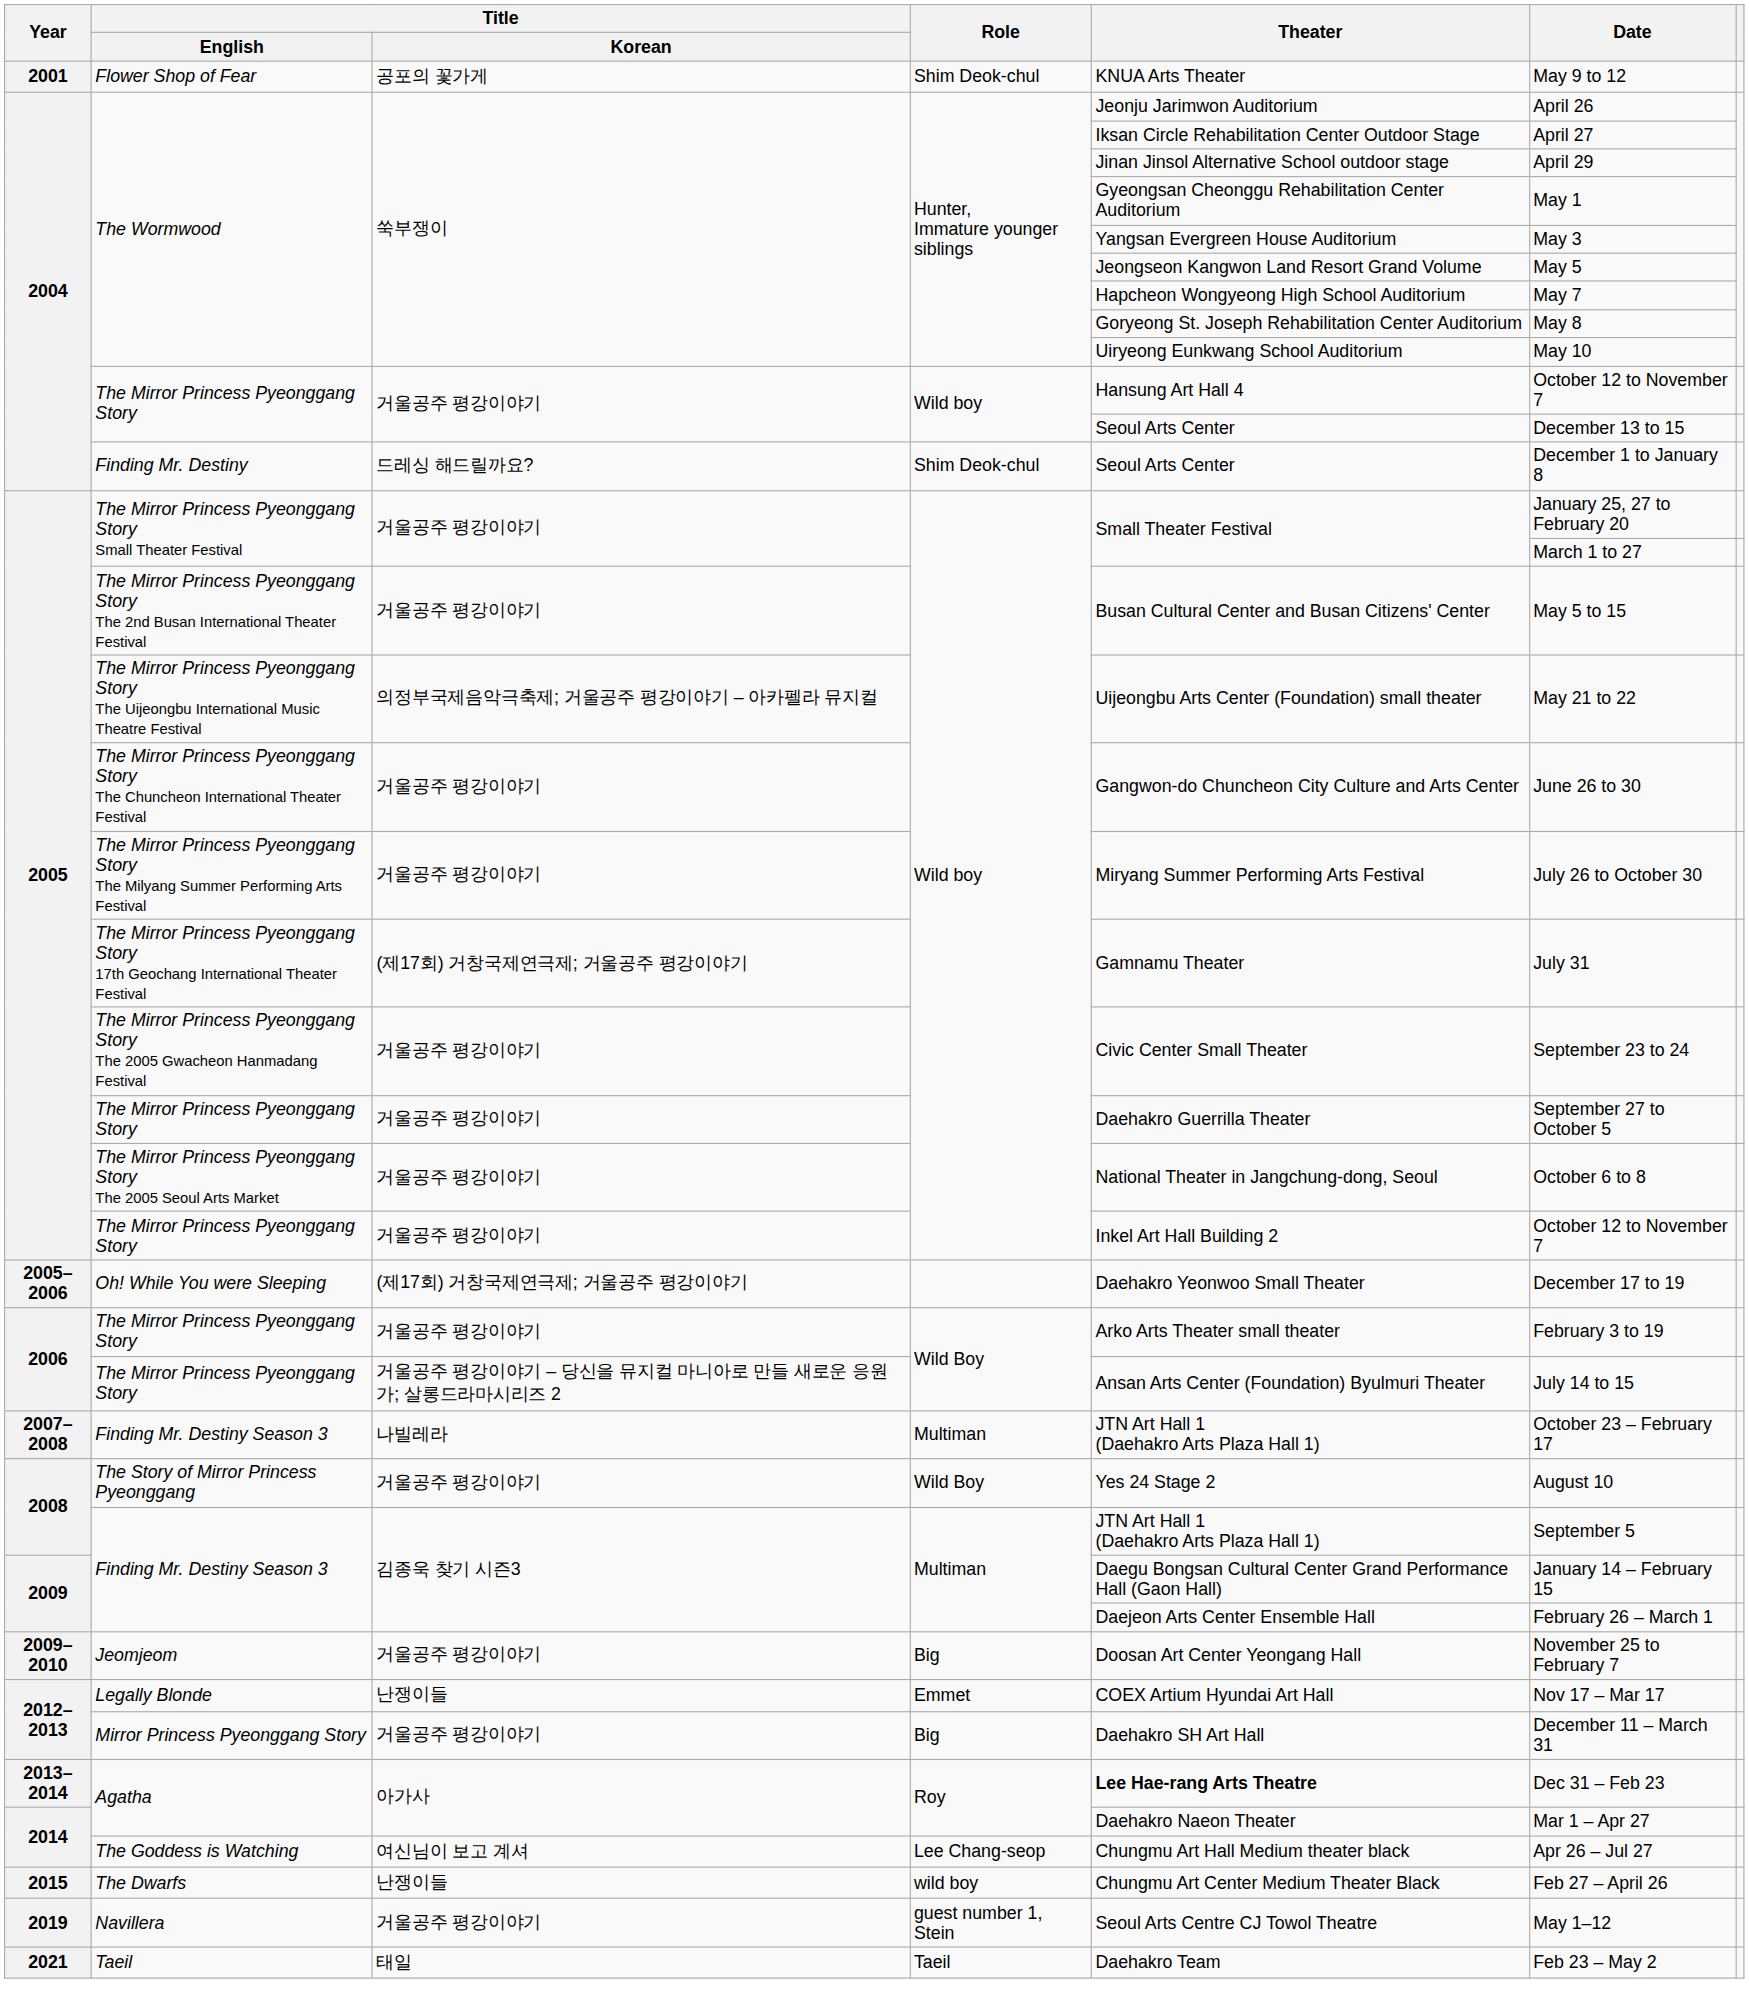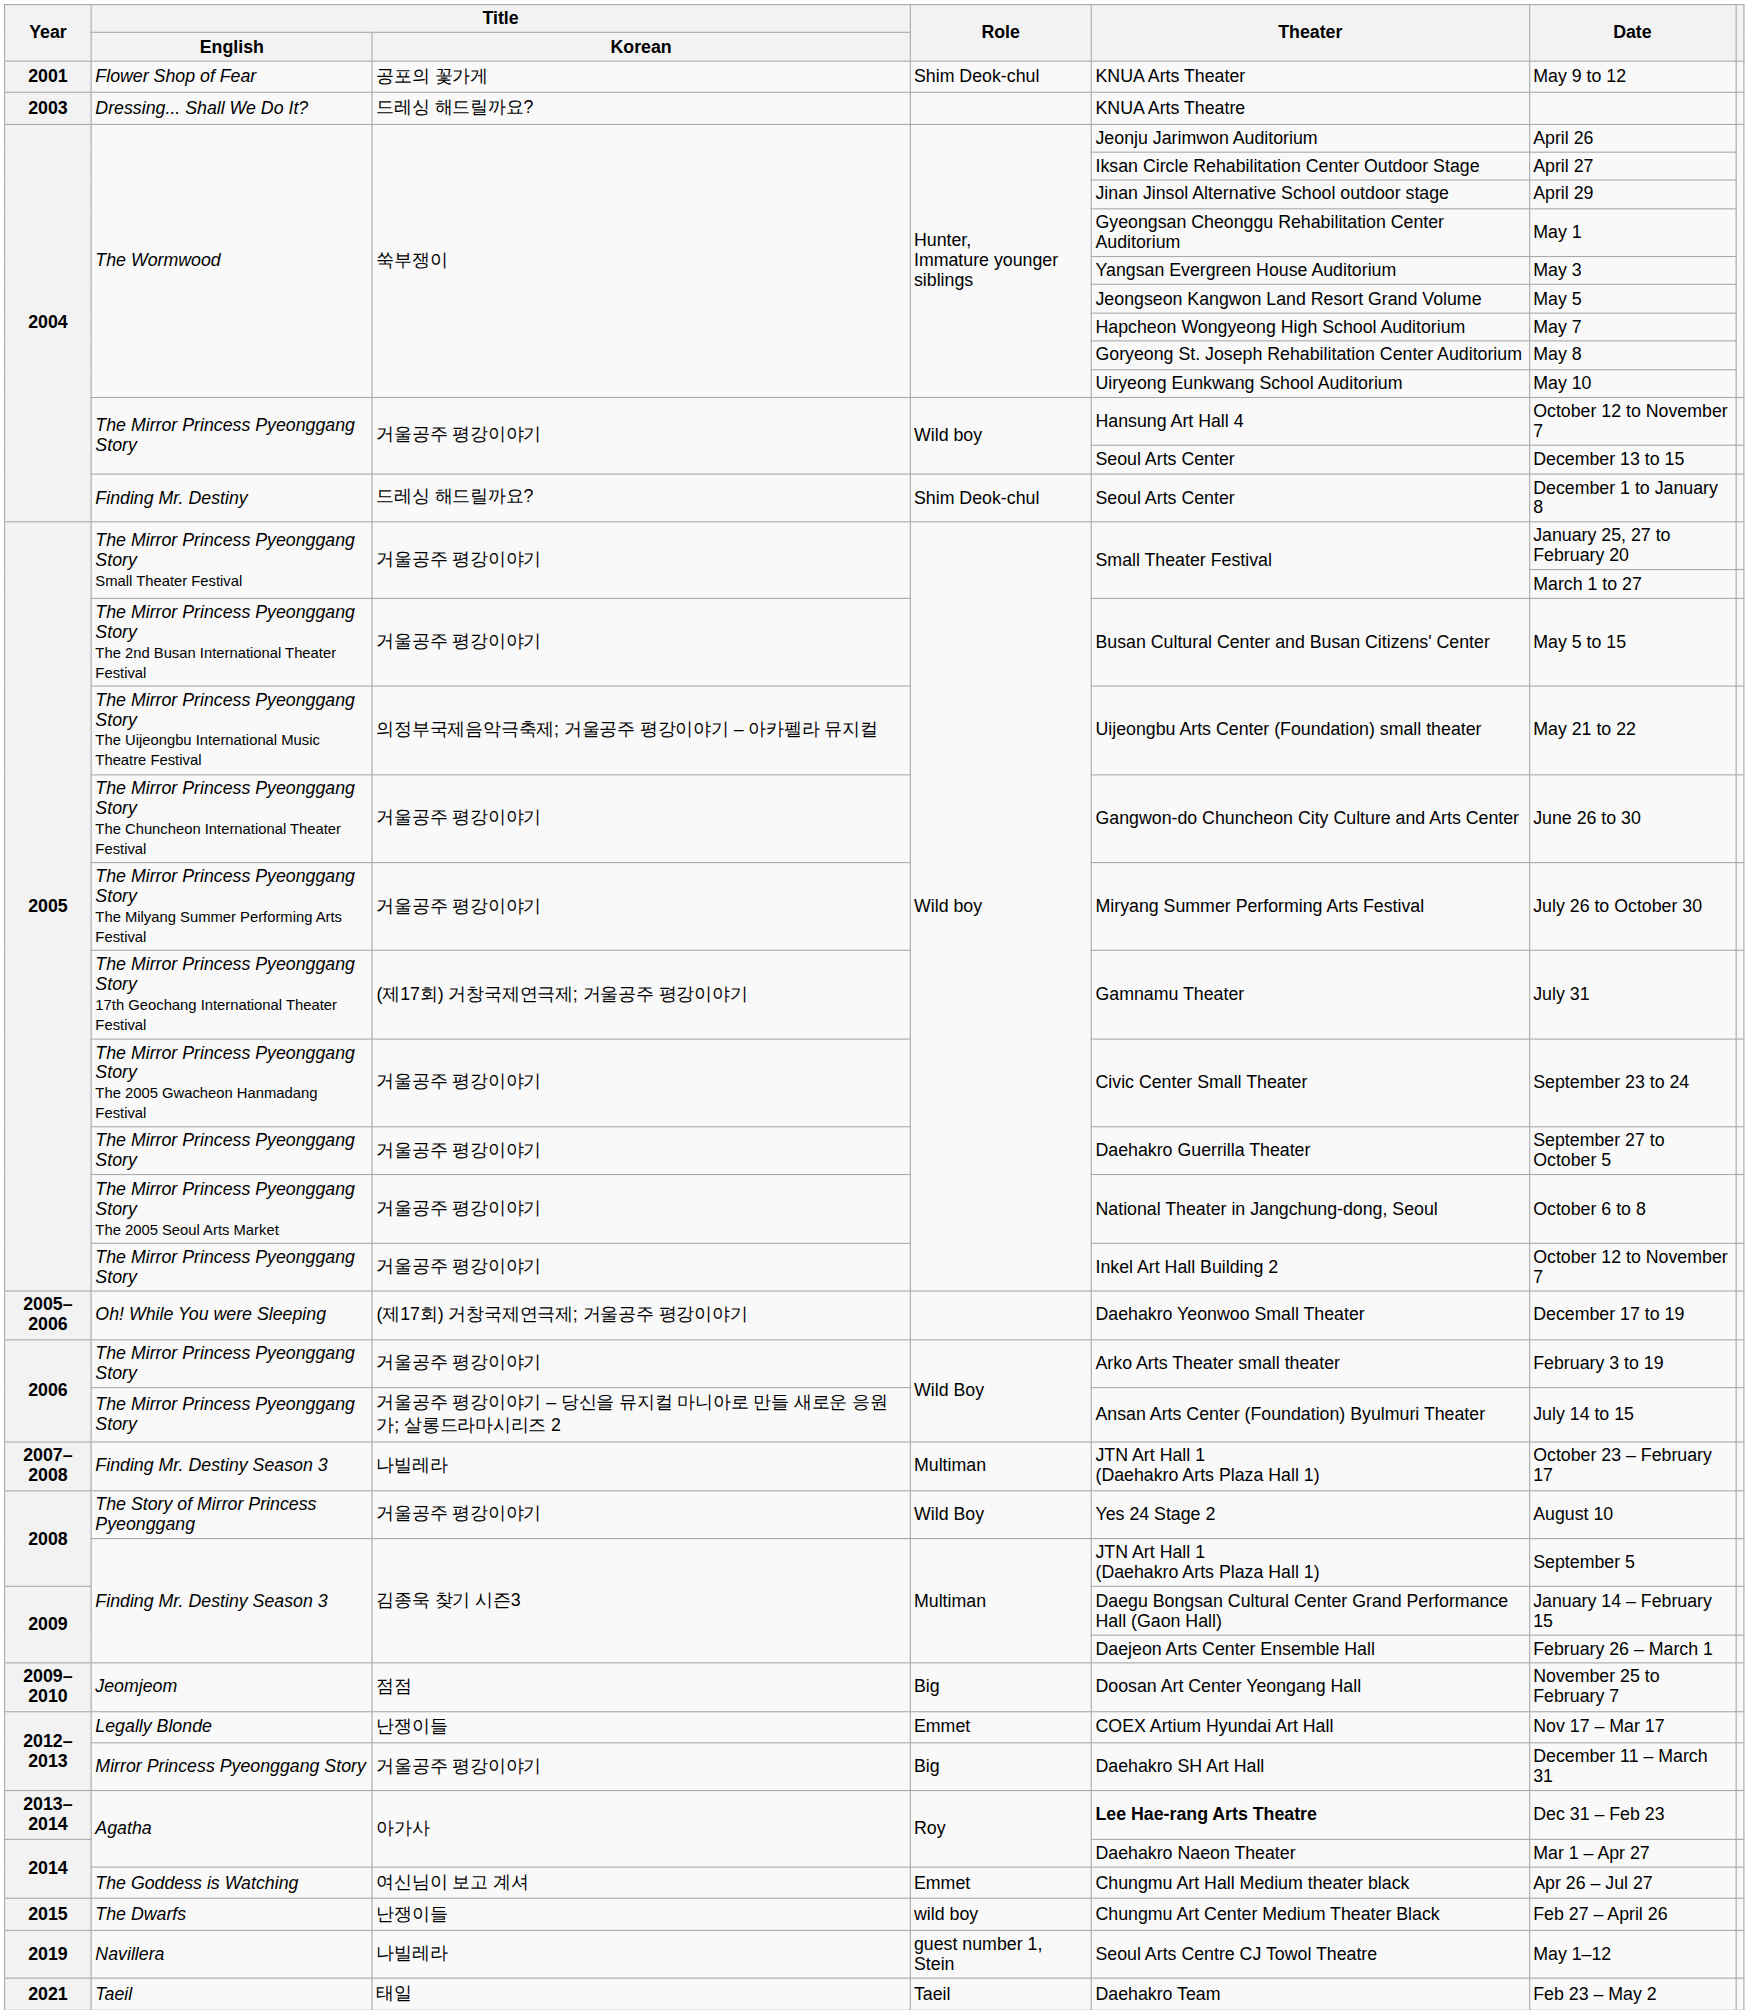+ row: (48, 108)
(459, 1655) 거울공주 평강이야기 -> (394, 1686) 점점
(980, 1851) Lee Chang-seop -> (942, 1882) Emmet
(459, 1922) 거울공주 평강이야기 -> (412, 1953) 나빌레라
